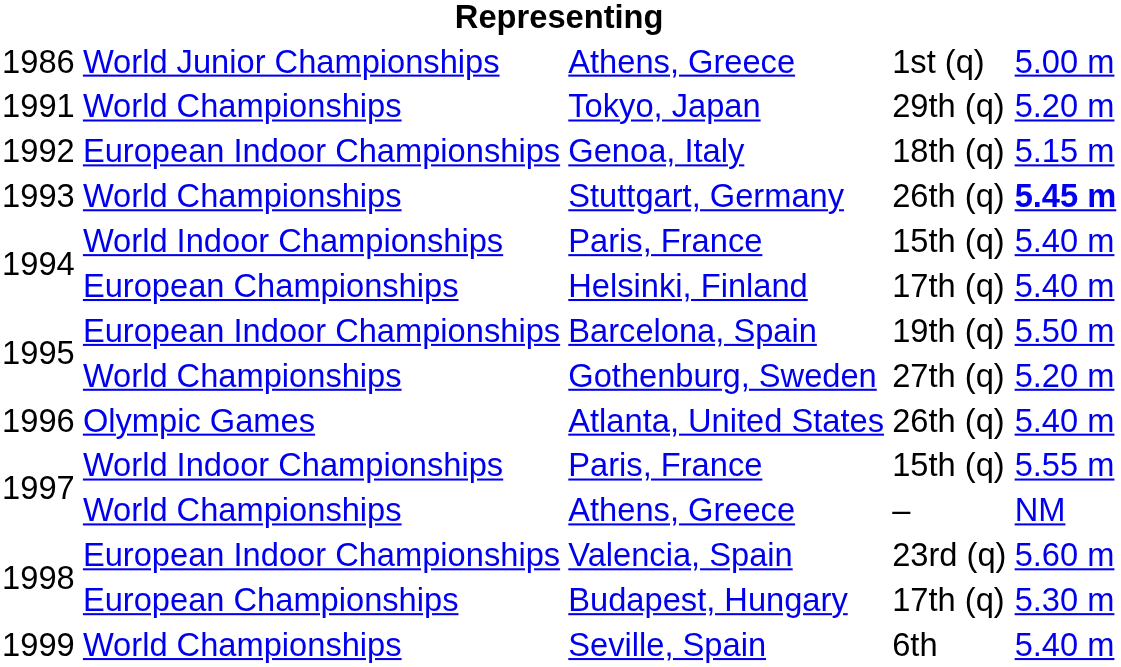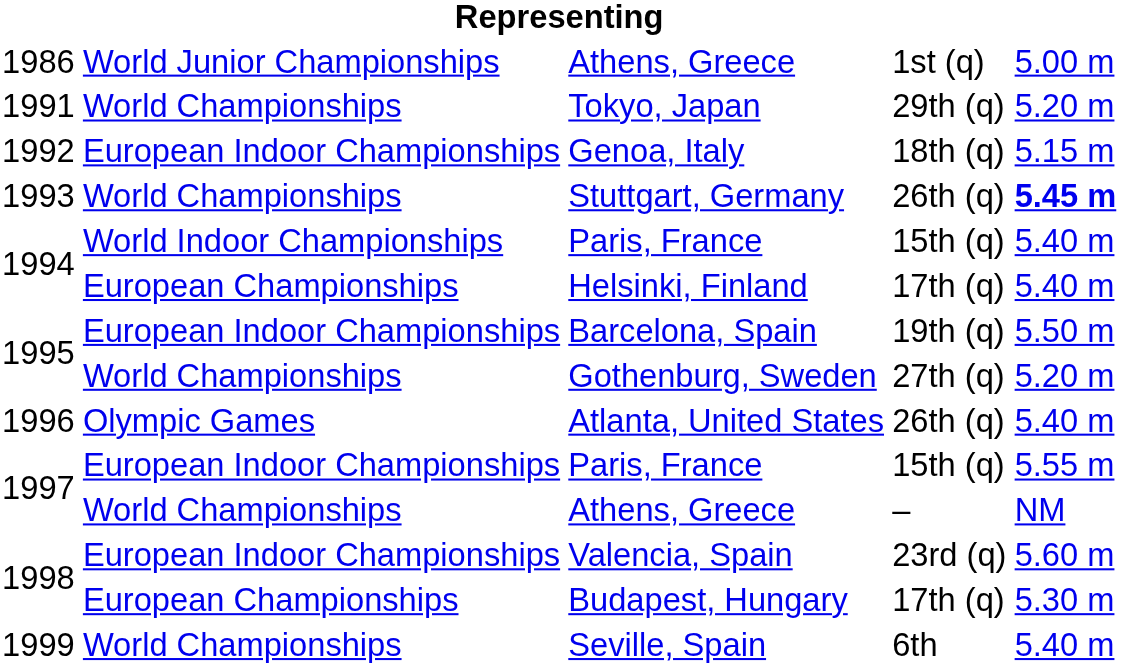(293, 465) World Indoor Championships -> (322, 465) European Indoor Championships
